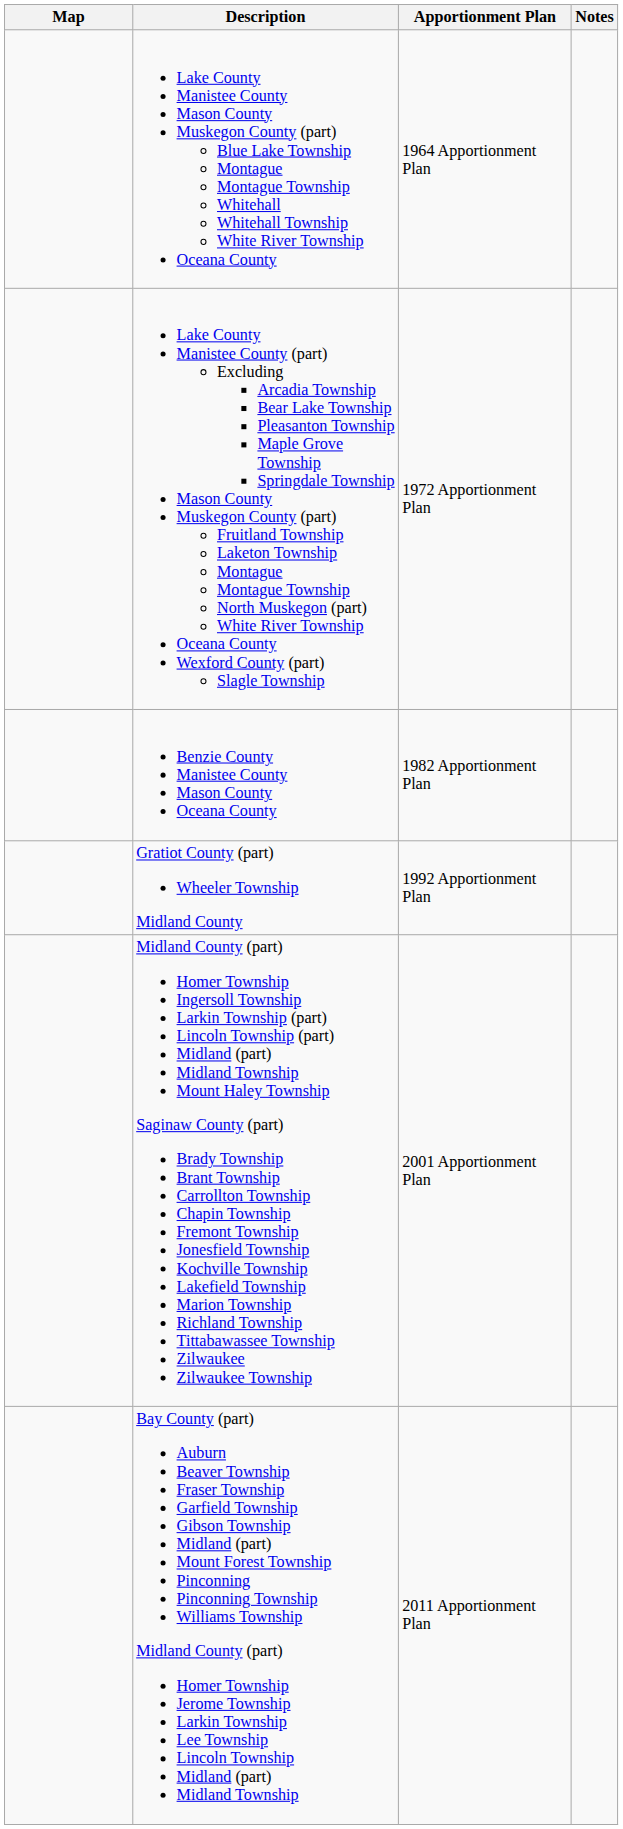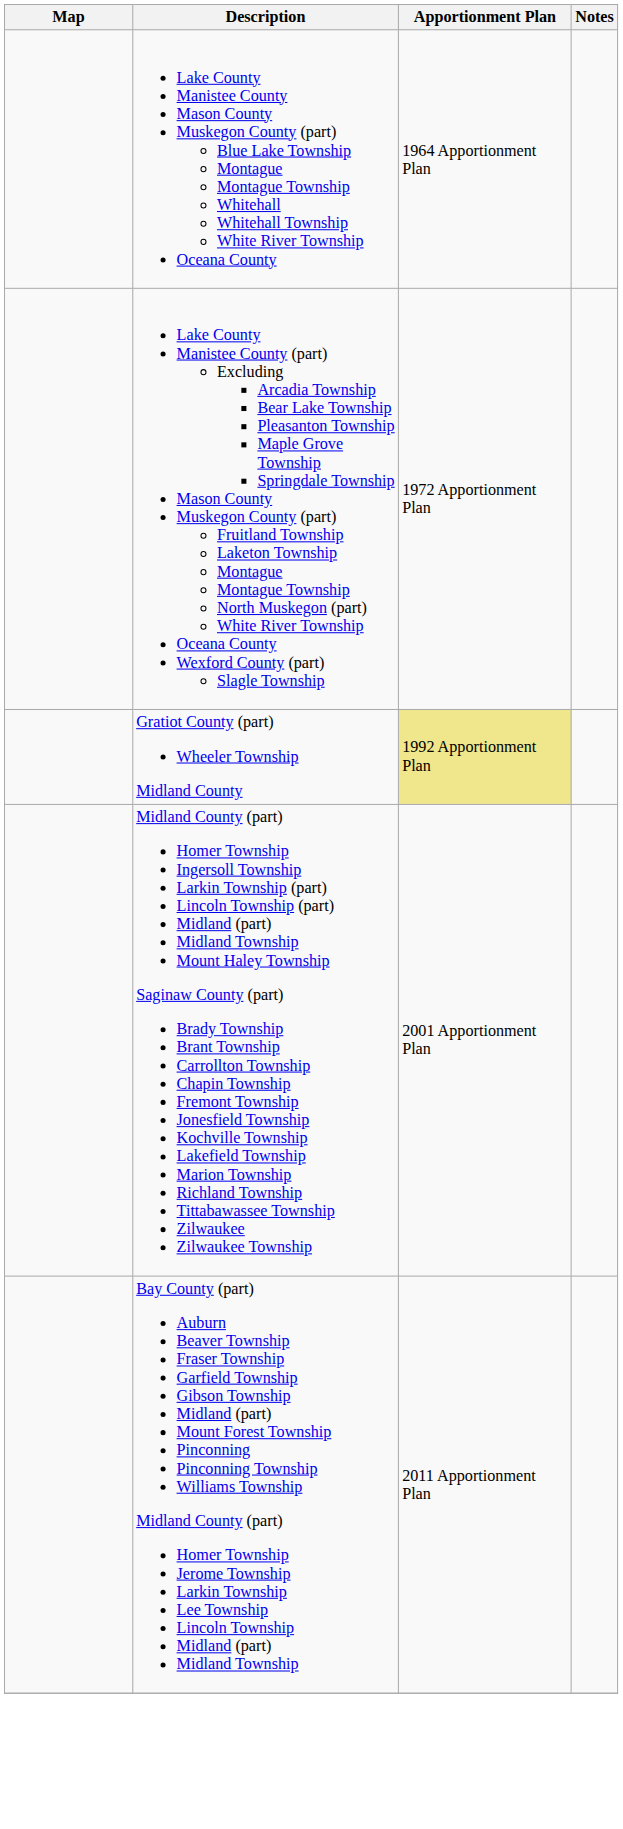- row: (265, 784)
(469, 887) no background -> (469, 756) khaki background
